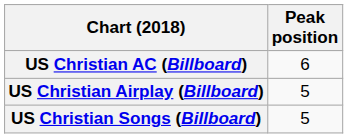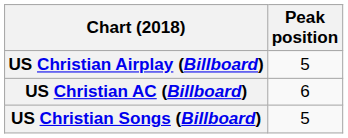rows swapped: (136, 64) <-> (136, 91)
